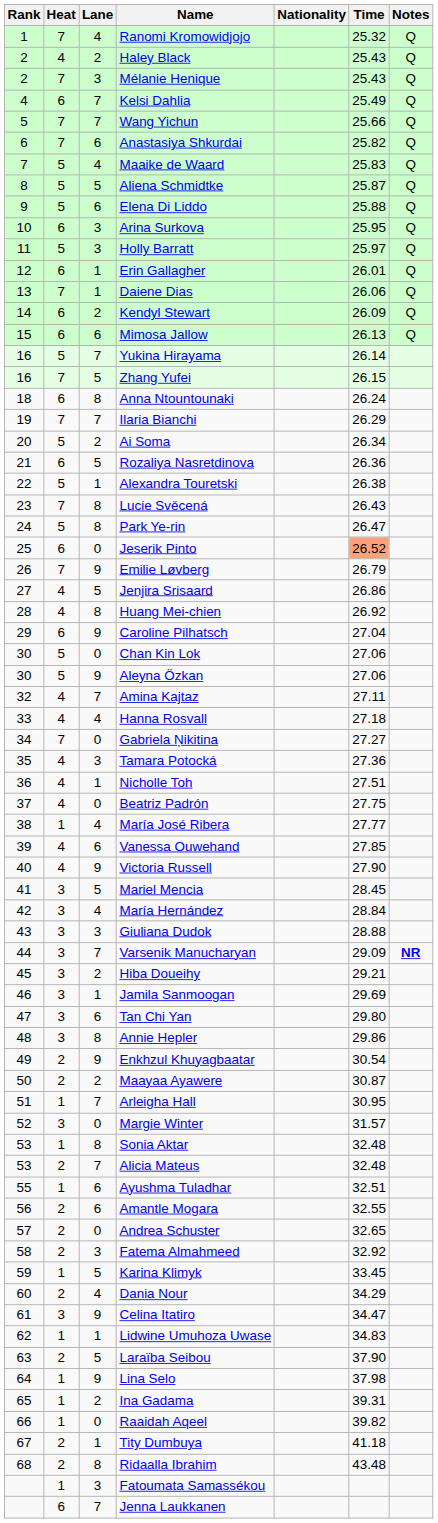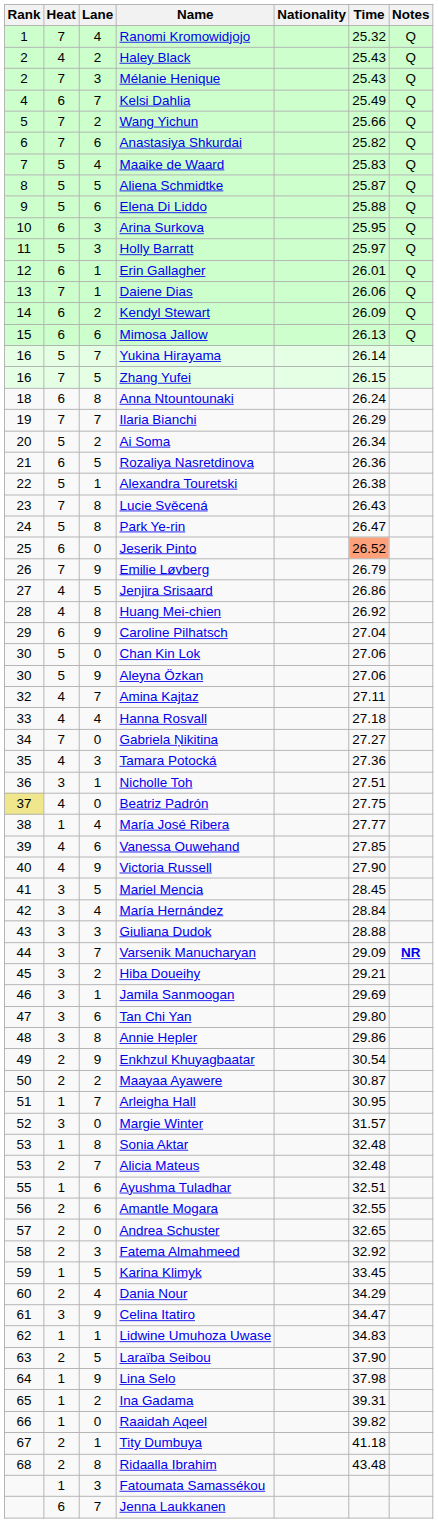(98, 121) 7 -> (98, 121) 2
(61, 782) 4 -> (61, 782) 3
(24, 803) no background -> (24, 803) khaki background
